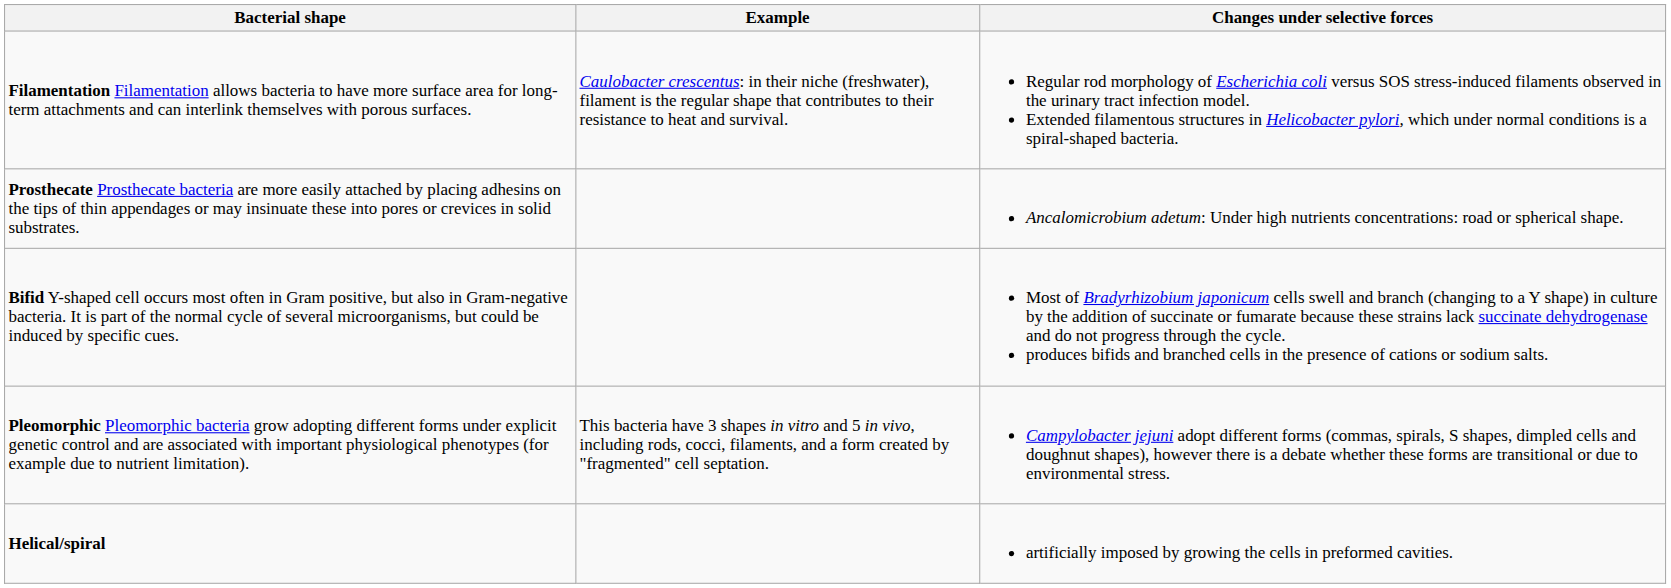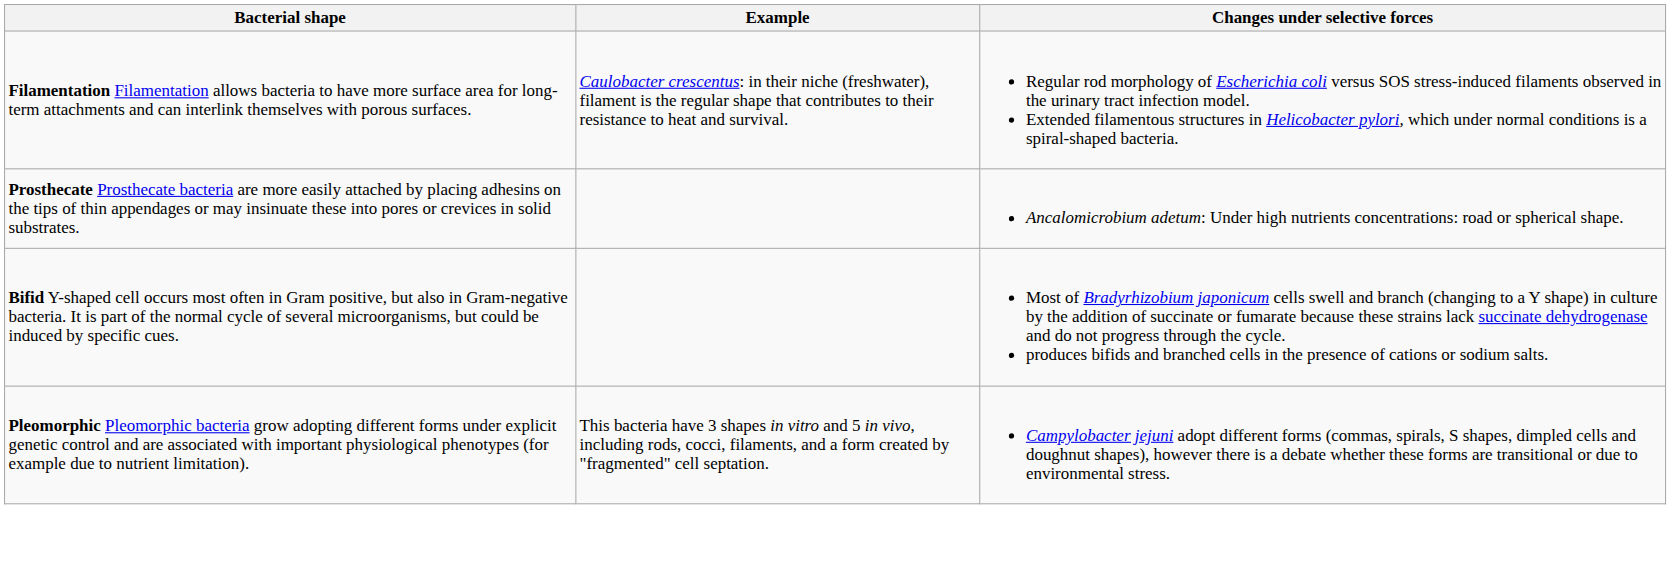- row: (57, 543)
